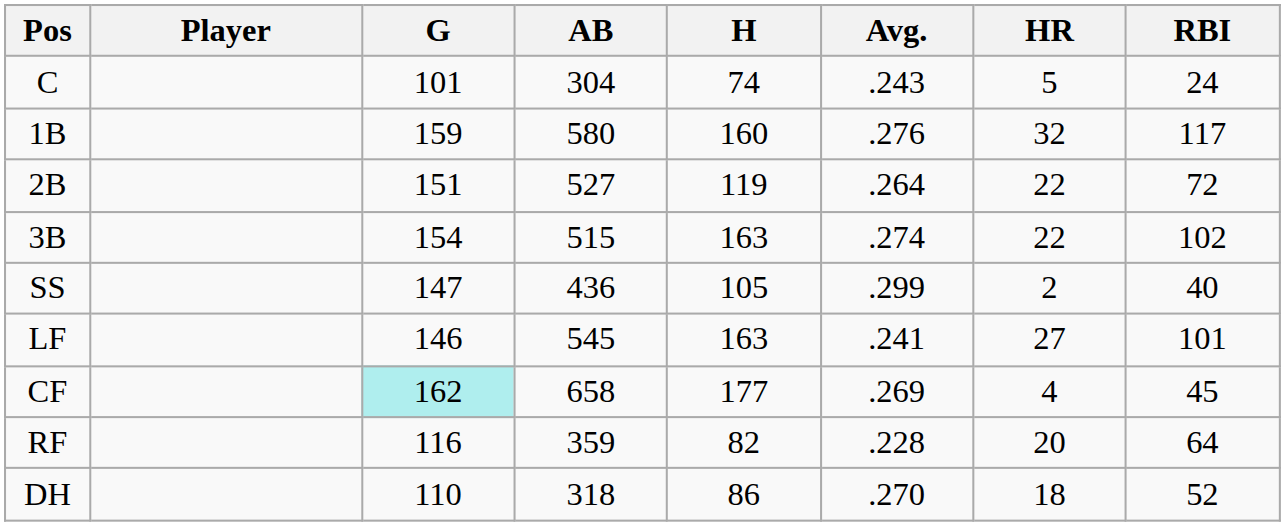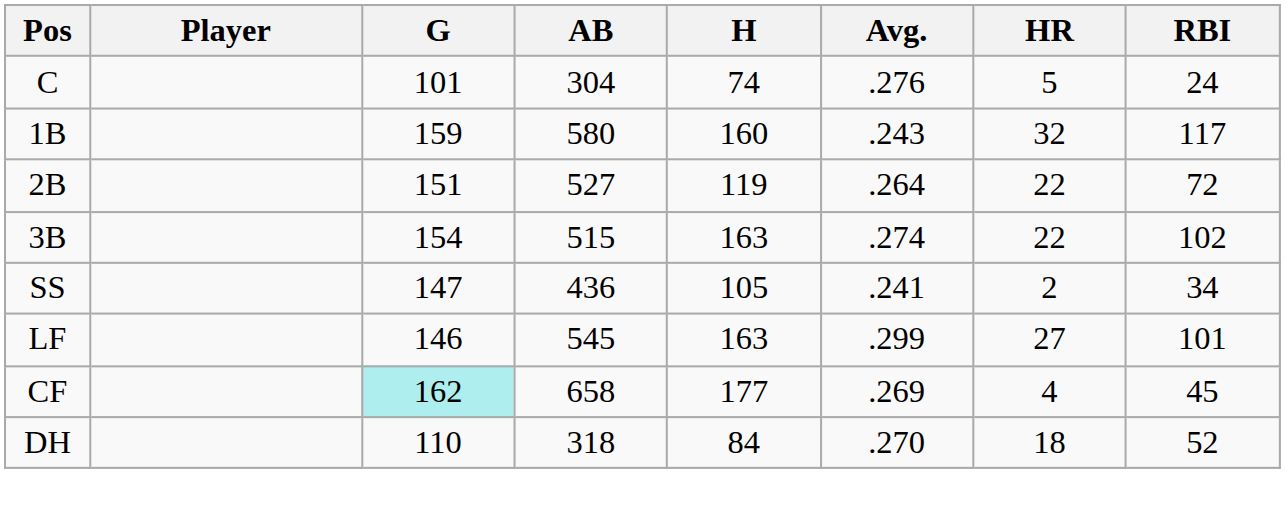(897, 81) .243 -> (897, 81) .276
(897, 133) .276 -> (897, 133) .243
(897, 287) .299 -> (897, 287) .241
(1202, 287) 40 -> (1202, 287) 34
(897, 339) .241 -> (897, 339) .299
- row: (47, 442)
(744, 493) 86 -> (744, 442) 84
